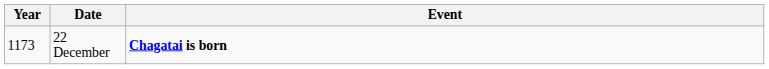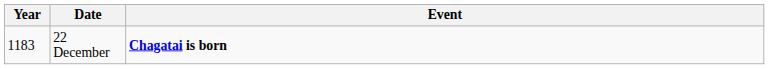(21, 44) 1173 -> (21, 44) 1183
